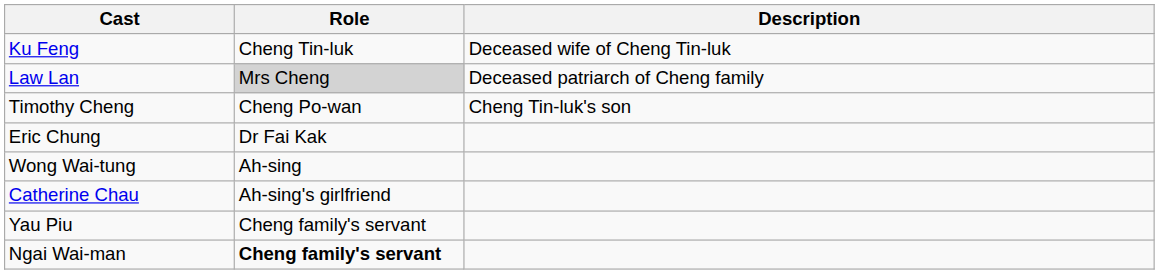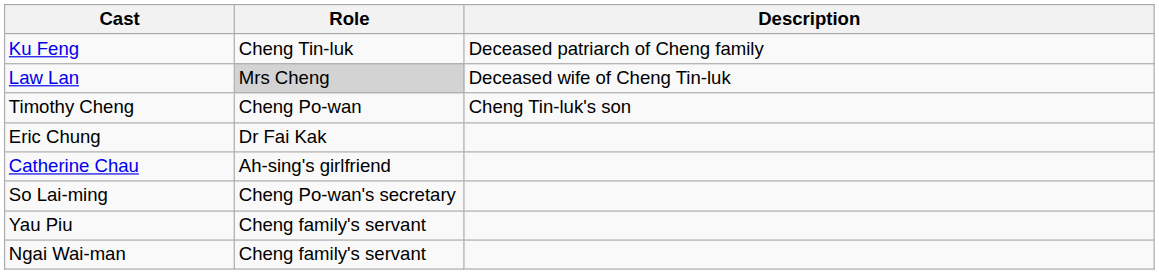(600, 48) Deceased wife of Cheng Tin-luk -> (616, 48) Deceased patriarch of Cheng family
(616, 78) Deceased patriarch of Cheng family -> (600, 78) Deceased wife of Cheng Tin-luk
- row: (72, 166)
+ row: (58, 195)
(340, 254) bold -> (332, 254) normal
